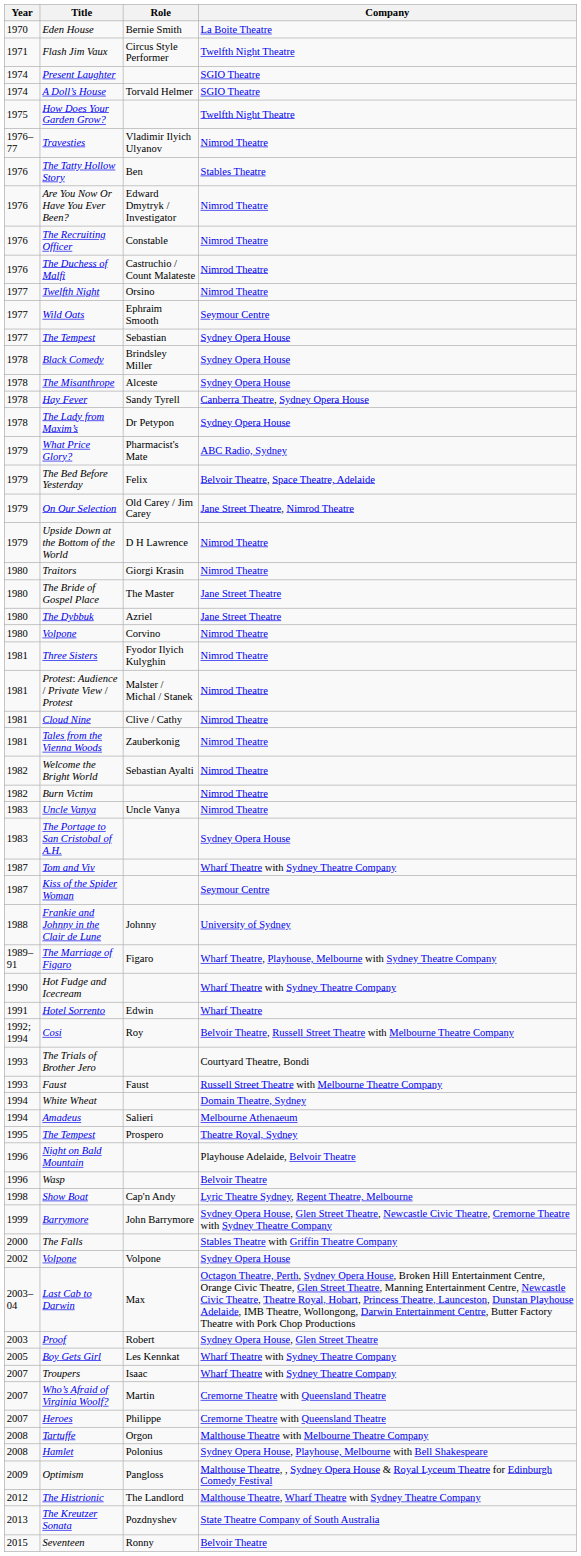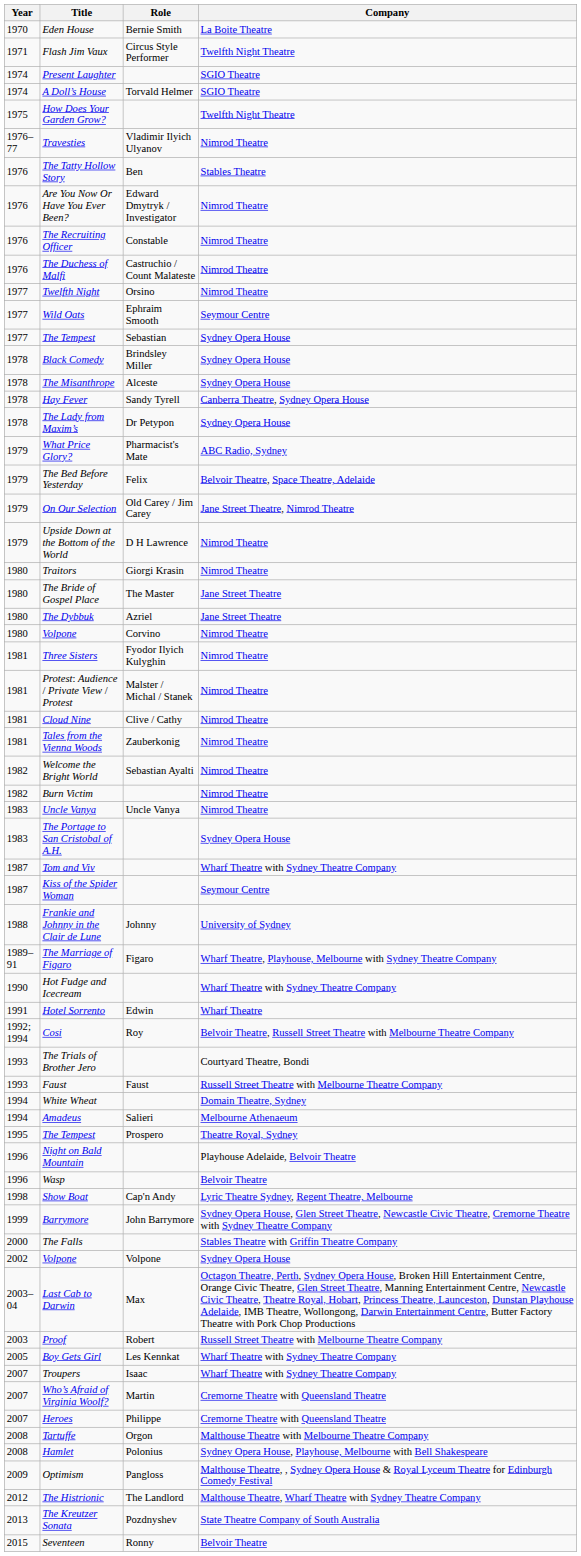(289, 1340) Sydney Opera House, Glen Street Theatre -> (321, 1340) Russell Street Theatre with Melbourne Theatre Company
